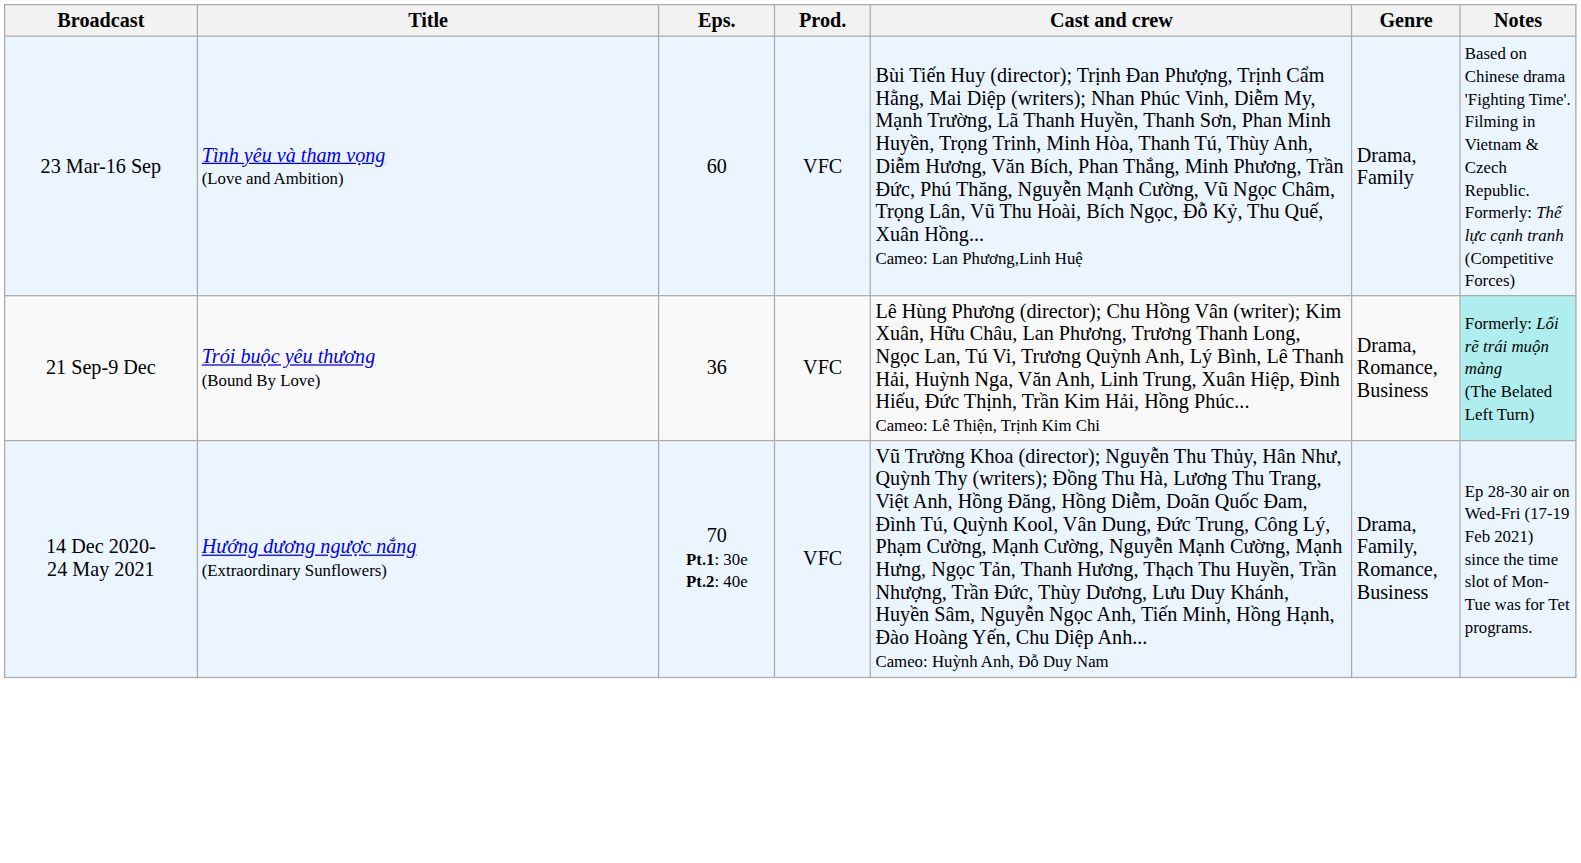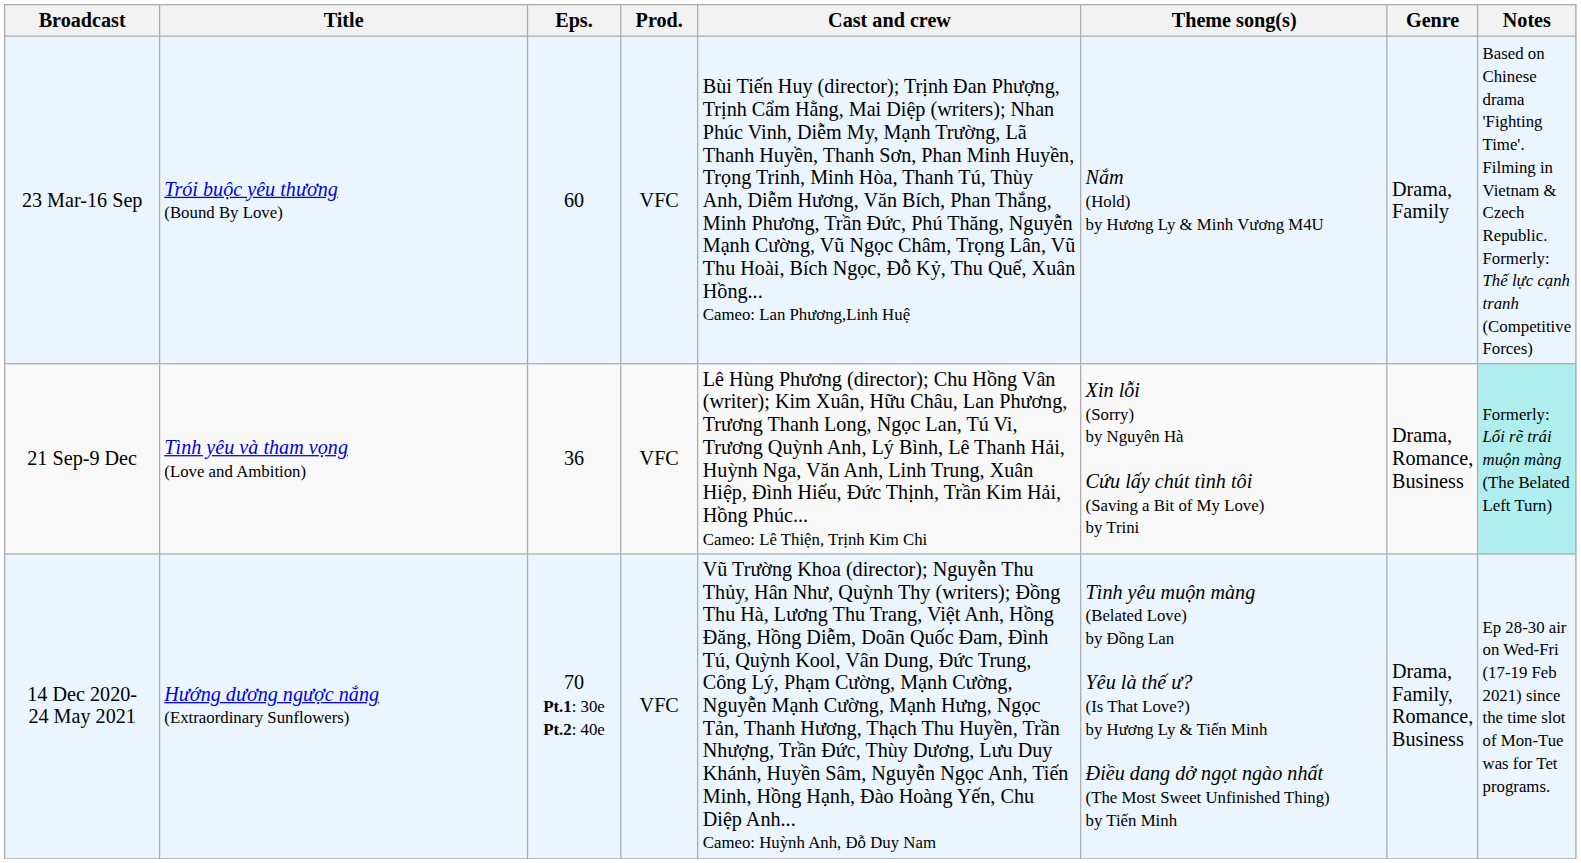+ column: (1234, 20)
(294, 165) Tình yêu và tham vọng (Love and Ambition) -> (251, 199) Trói buộc yêu thương (Bound By Love)
(289, 367) Trói buộc yêu thương (Bound By Love) -> (256, 458) Tình yêu và tham vọng (Love and Ambition)
